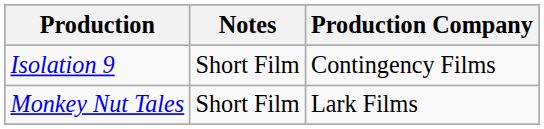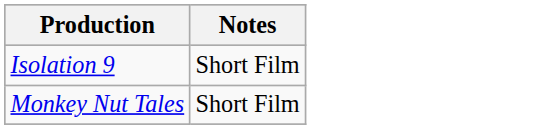- column: (422, 24)
